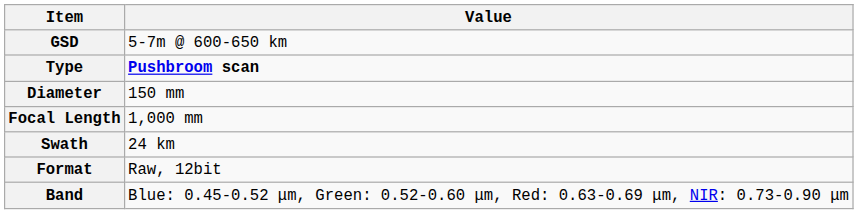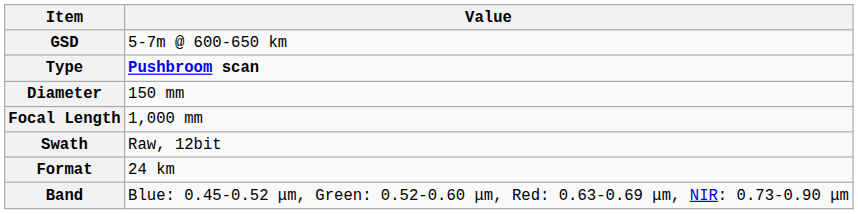(151, 144) 24 km -> (175, 144) Raw, 12bit
(175, 170) Raw, 12bit -> (151, 170) 24 km
